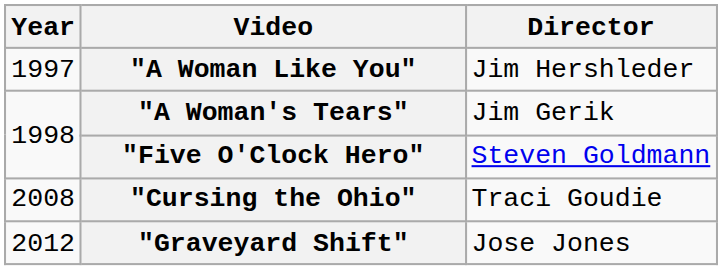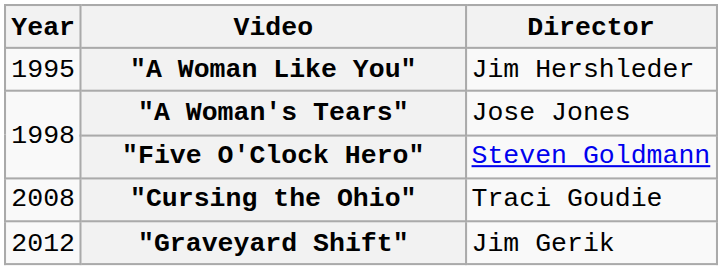(43, 70) 1997 -> (43, 70) 1995
(543, 113) Jim Gerik -> (551, 113) Jose Jones
(551, 243) Jose Jones -> (543, 243) Jim Gerik
